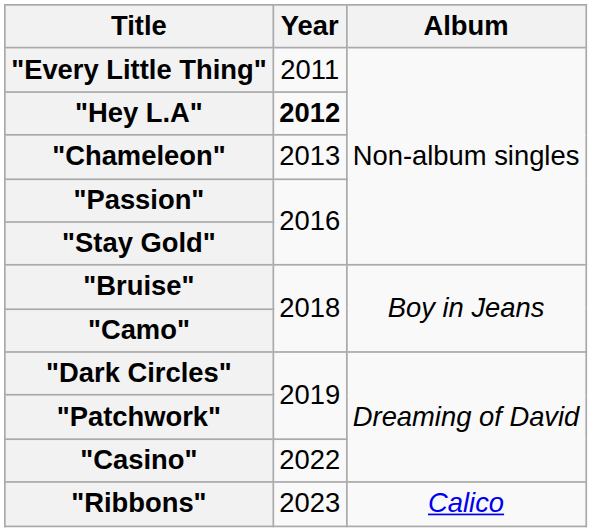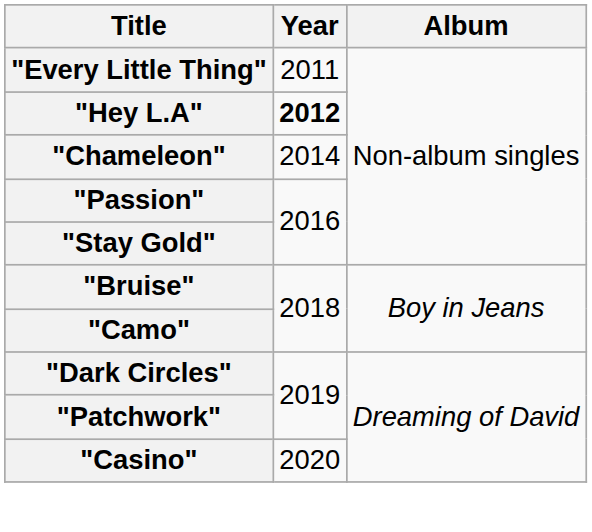(310, 156) 2013 -> (310, 156) 2014
(310, 460) 2022 -> (310, 460) 2020
- row: (139, 503)
